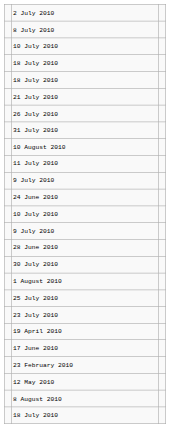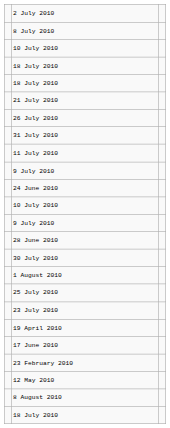- row: (8, 147)
